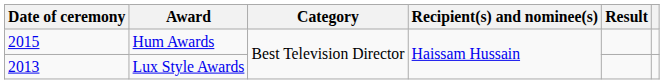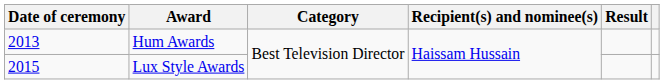(24, 41) 2015 -> (24, 41) 2013
(24, 66) 2013 -> (24, 66) 2015
